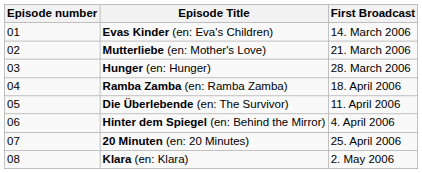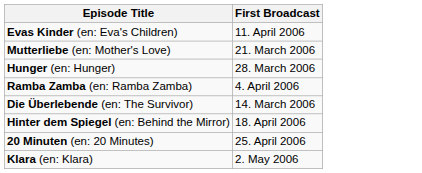- column: (52, 13)
(371, 31) 14. March 2006 -> (270, 31) 11. April 2006
(366, 86) 18. April 2006 -> (267, 86) 4. April 2006
(365, 104) 11. April 2006 -> (275, 104) 14. March 2006
(363, 123) 4. April 2006 -> (270, 123) 18. April 2006
